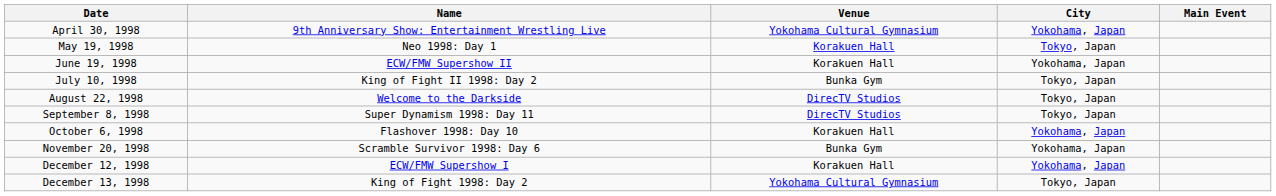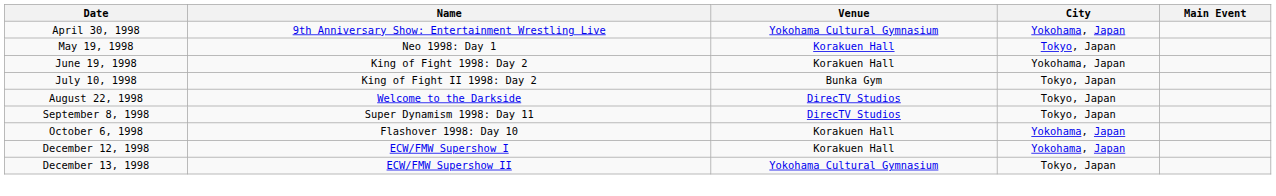(449, 64) ECW/FMW Supershow II -> (449, 64) King of Fight 1998: Day 2
- row: (96, 148)
(449, 182) King of Fight 1998: Day 2 -> (449, 165) ECW/FMW Supershow II
